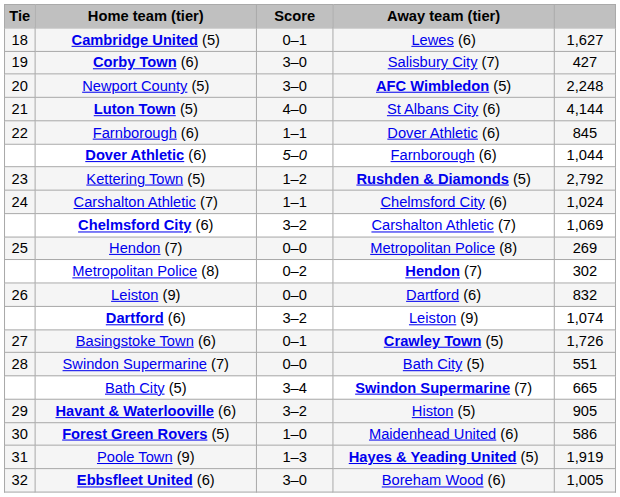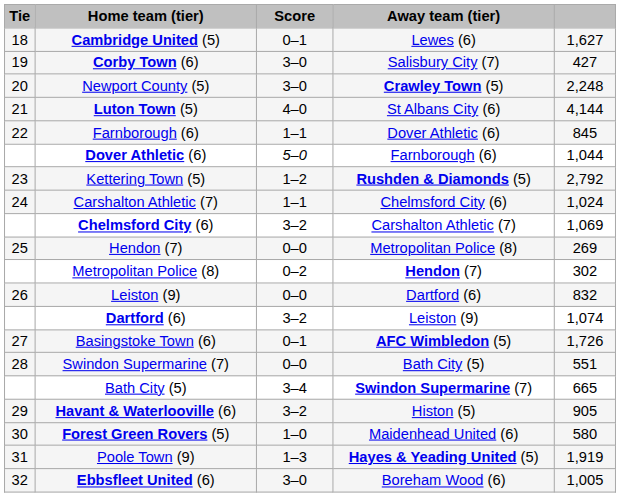(444, 86) AFC Wimbledon (5) -> (444, 86) Crawley Town (5)
(444, 341) Crawley Town (5) -> (444, 341) AFC Wimbledon (5)
(585, 434) 586 -> (585, 434) 580
